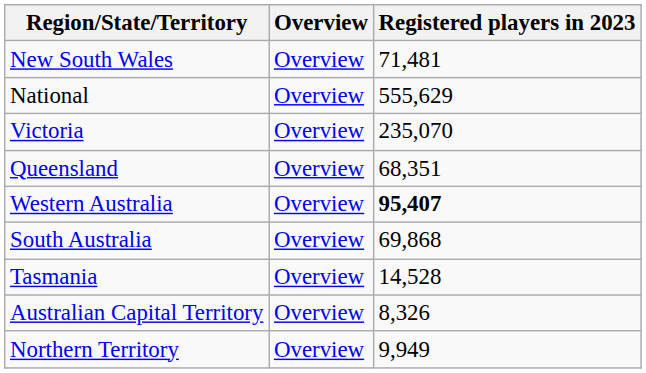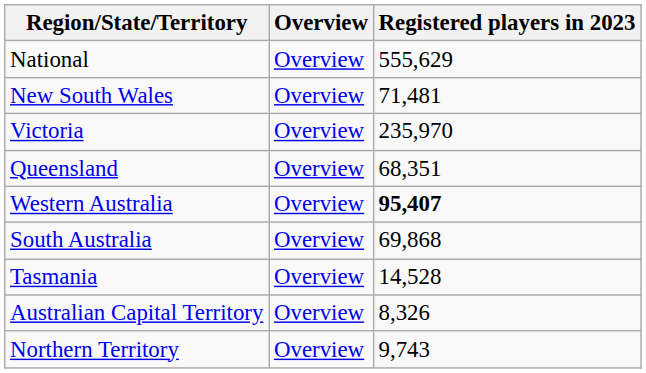rows swapped: (49, 95) <-> (91, 58)
(416, 131) 235,070 -> (416, 131) 235,970
(404, 349) 9,949 -> (404, 349) 9,743
